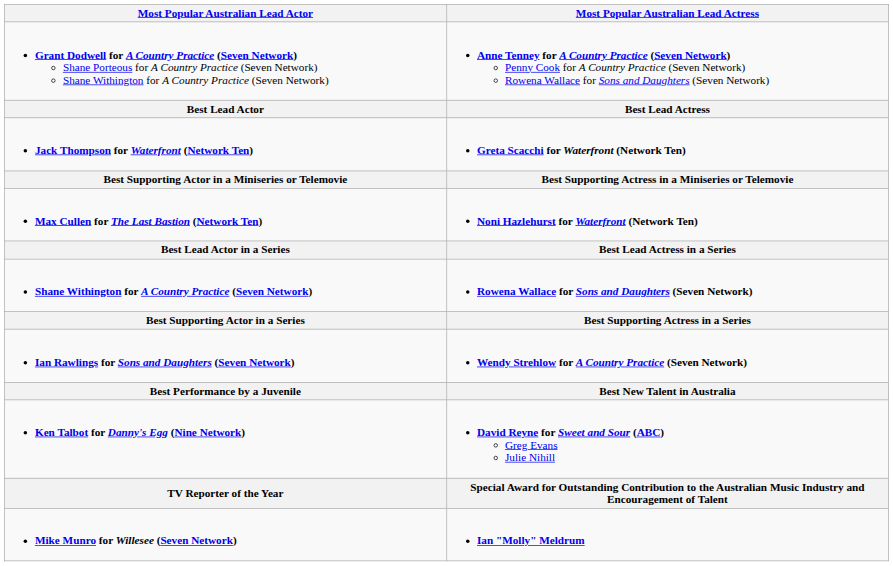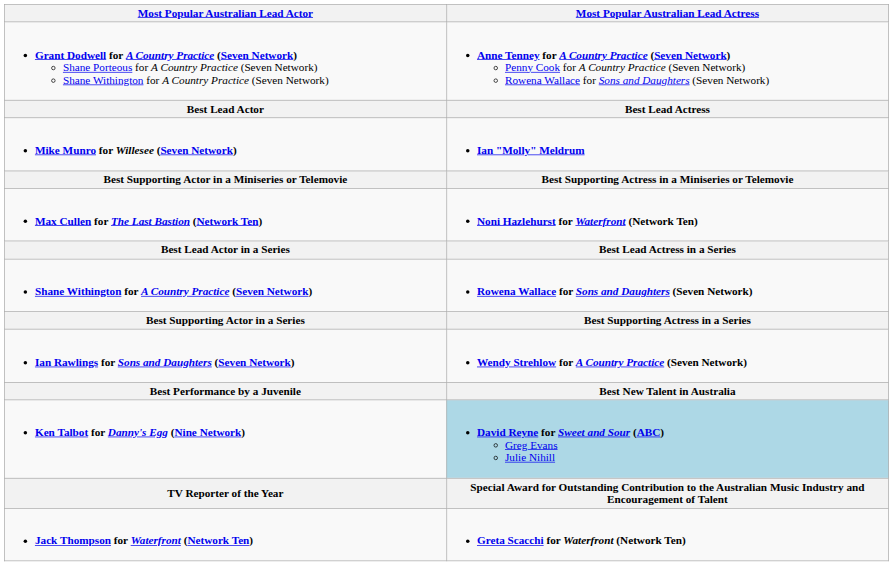rows swapped: (225, 151) <-> (225, 541)
(667, 445) no background -> (667, 445) lightblue background
